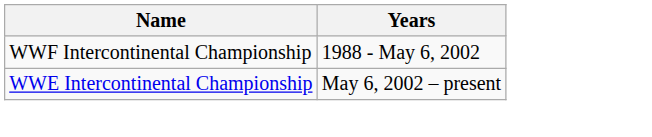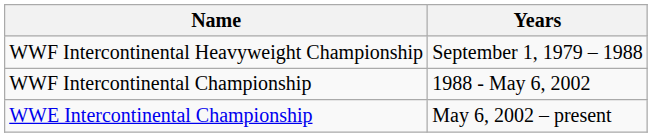+ row: (216, 52)
